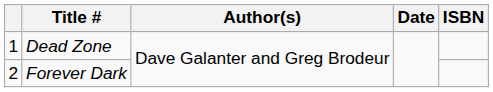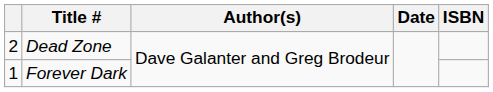(13, 45) 1 -> (13, 45) 2
(13, 73) 2 -> (13, 73) 1
